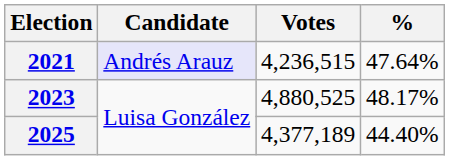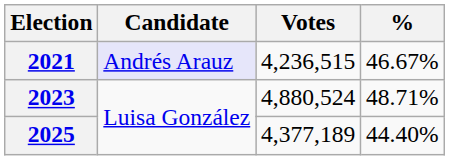(402, 60) 47.64% -> (402, 60) 46.67%
(308, 97) 4,880,525 -> (308, 97) 4,880,524
(402, 97) 48.17% -> (402, 97) 48.71%
